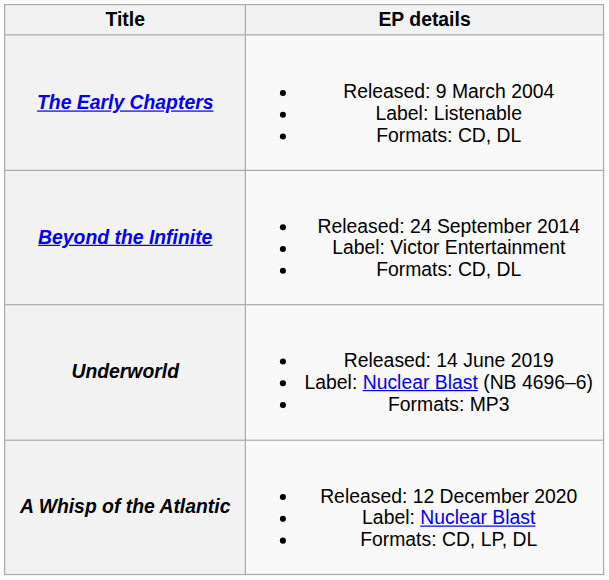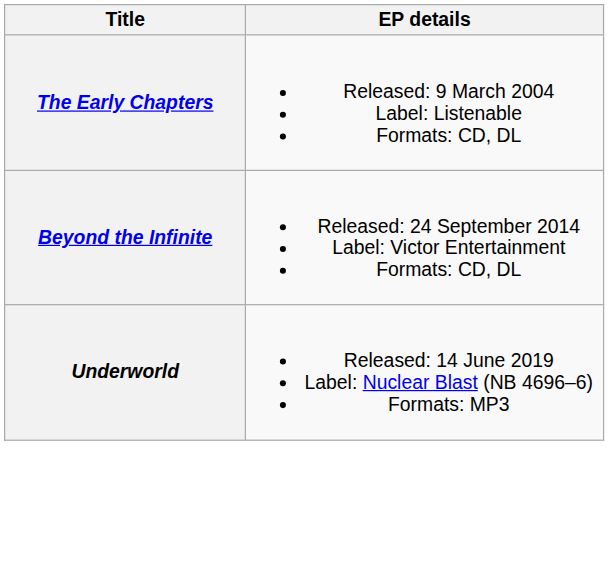- row: (125, 506)
